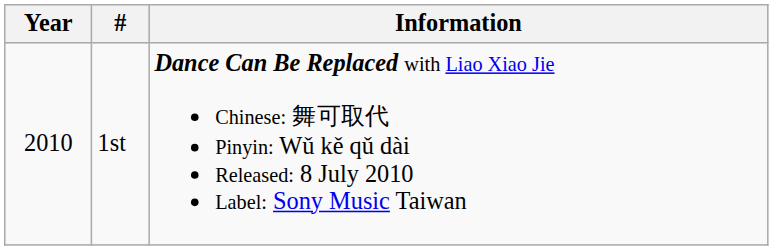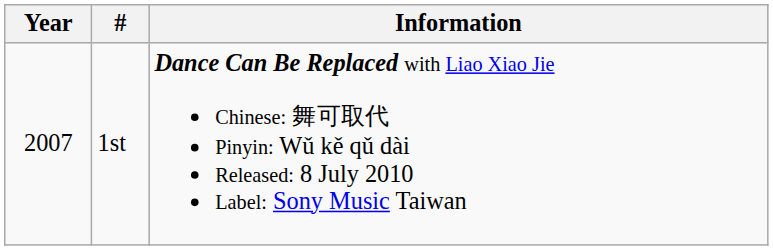(48, 143) 2010 -> (48, 143) 2007
